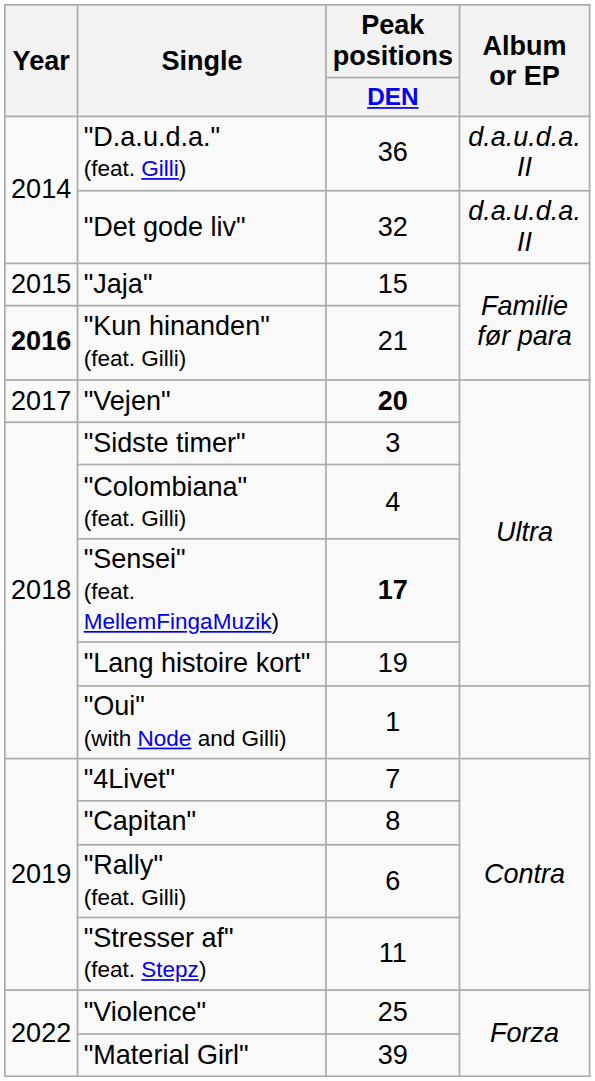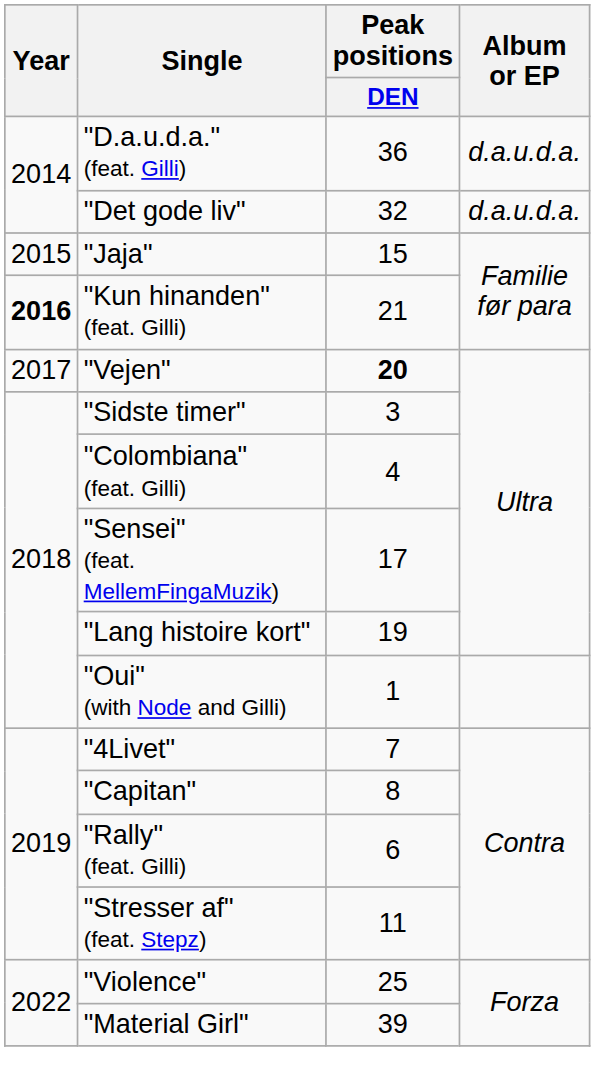(525, 152) d.a.u.d.a. II -> (525, 152) d.a.u.d.a.
(525, 226) d.a.u.d.a. II -> (525, 210) d.a.u.d.a.
(393, 589) bold -> (393, 559) normal
